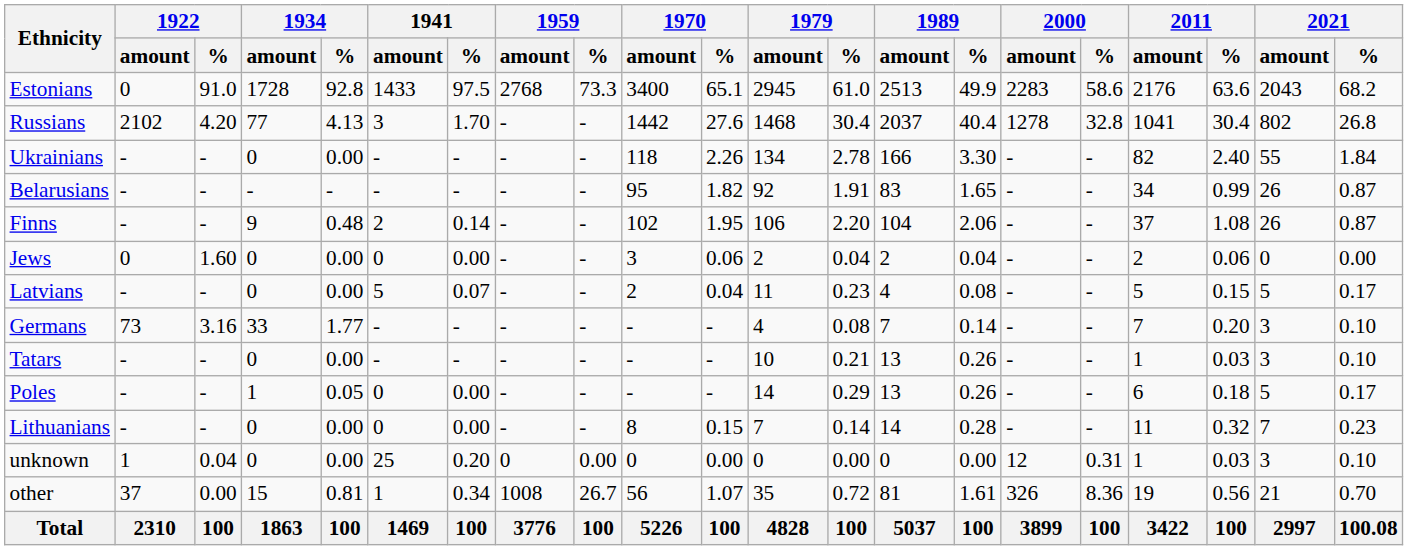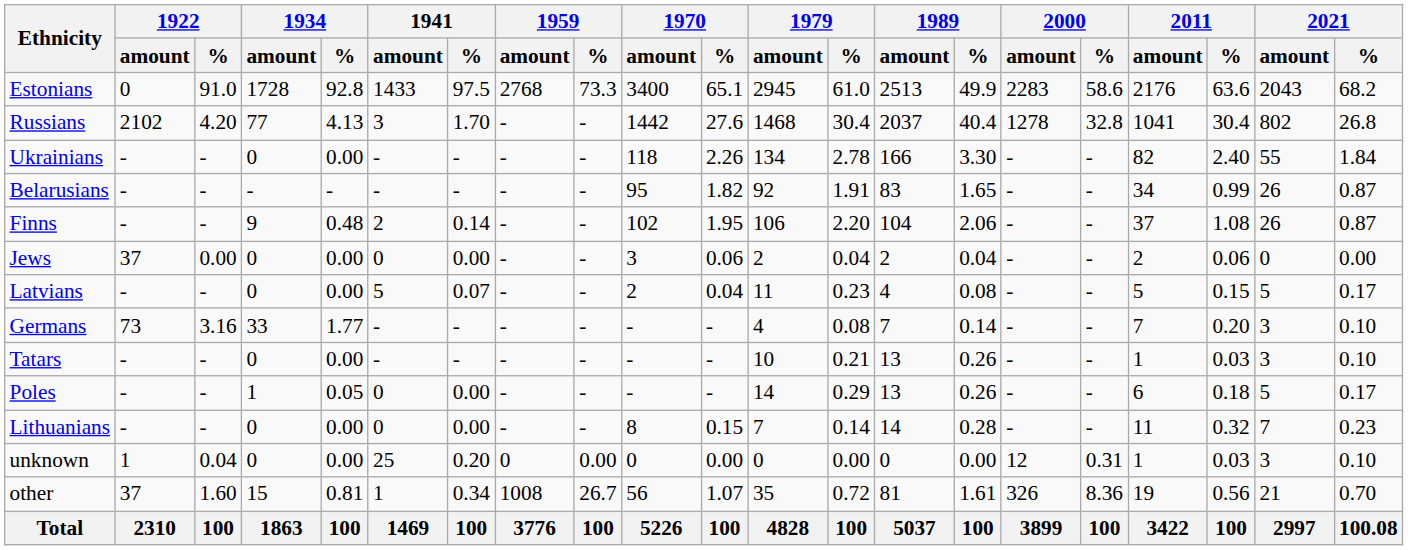(125, 257) 0 -> (130, 257) 37
(218, 257) 1.60 -> (218, 257) 0.00
(218, 493) 0.00 -> (218, 493) 1.60
